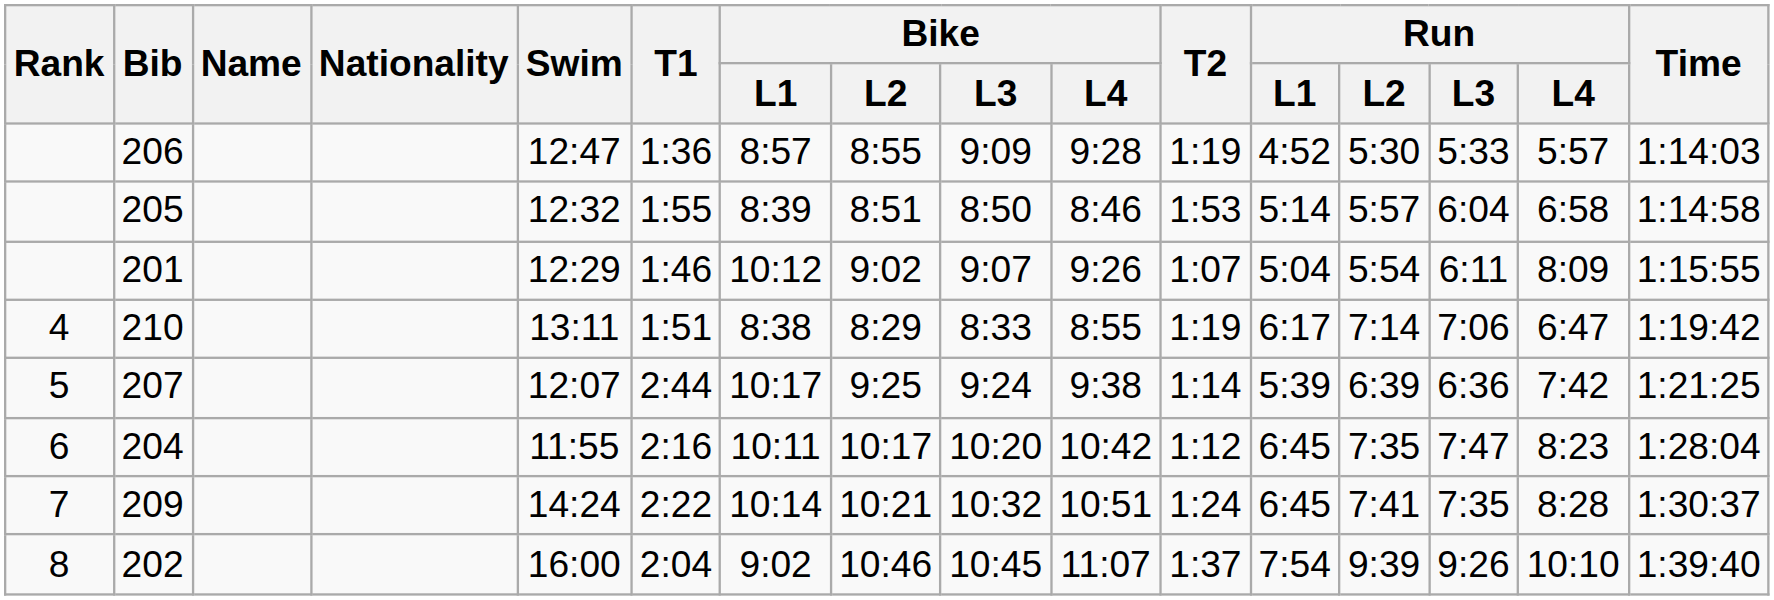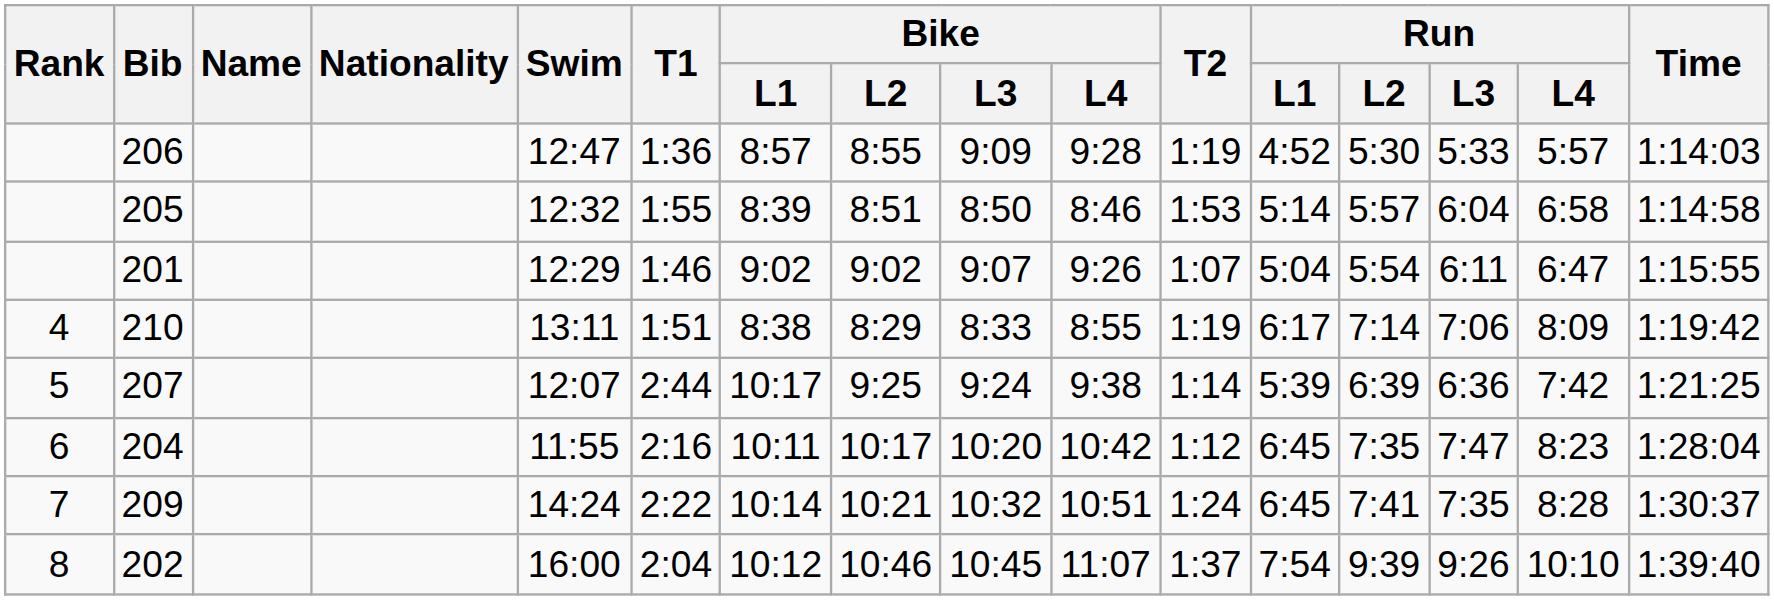(776, 269) 10:12 -> (776, 269) 9:02
(1573, 269) 8:09 -> (1573, 269) 6:47
(1573, 328) 6:47 -> (1573, 328) 8:09
(776, 563) 9:02 -> (776, 563) 10:12
